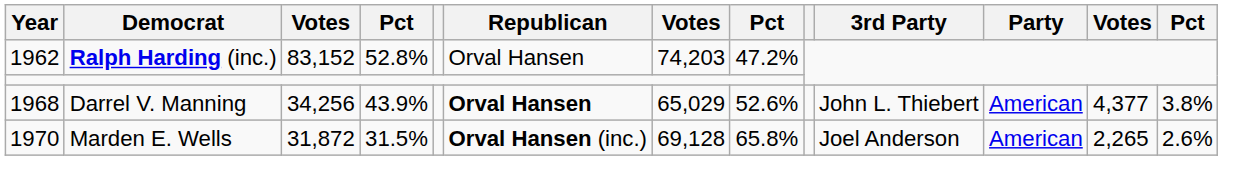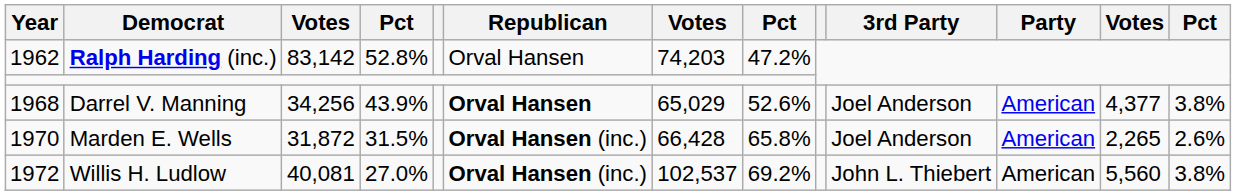(321, 57) 83,152 -> (321, 57) 83,142
(899, 103) John L. Thiebert -> (902, 103) Joel Anderson
(691, 138) 69,128 -> (691, 138) 66,428
+ row: (148, 173)
